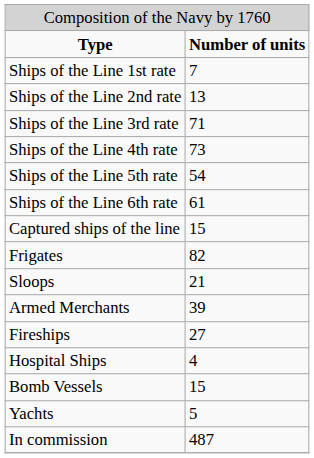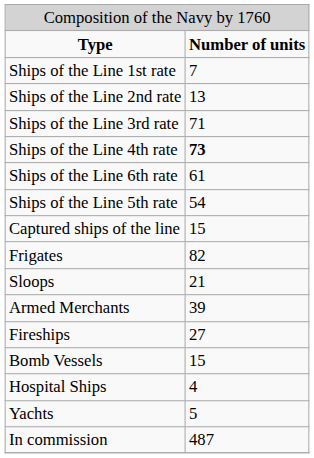(197, 149) normal -> (197, 149) bold
rows swapped: (93, 176) <-> (93, 202)
rows swapped: (56, 387) <-> (58, 360)
